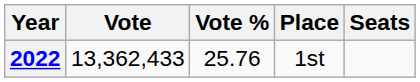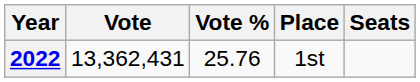(128, 58) 13,362,433 -> (128, 58) 13,362,431
